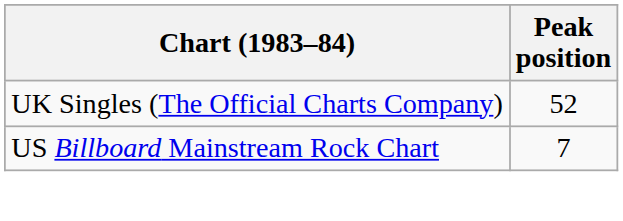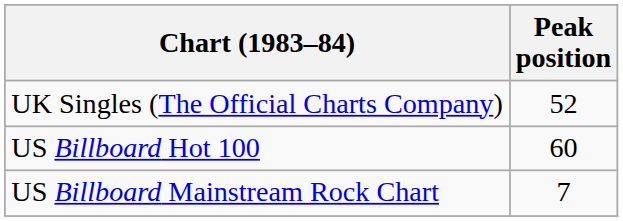+ row: (136, 147)
